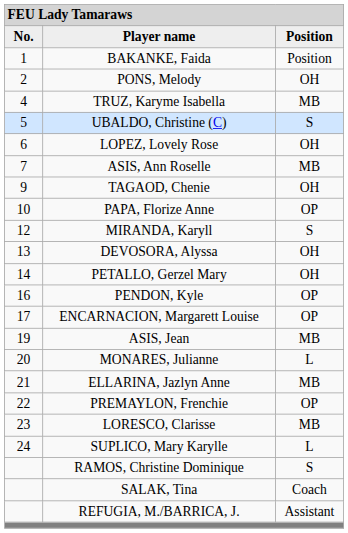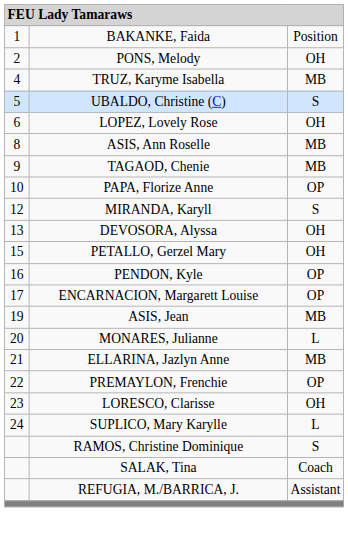- row: (159, 36)
(24, 166) 7 -> (17, 144) 8
(309, 187) OH -> (315, 166) MB
(24, 274) 14 -> (17, 252) 15
(309, 425) MB -> (316, 403) OH
